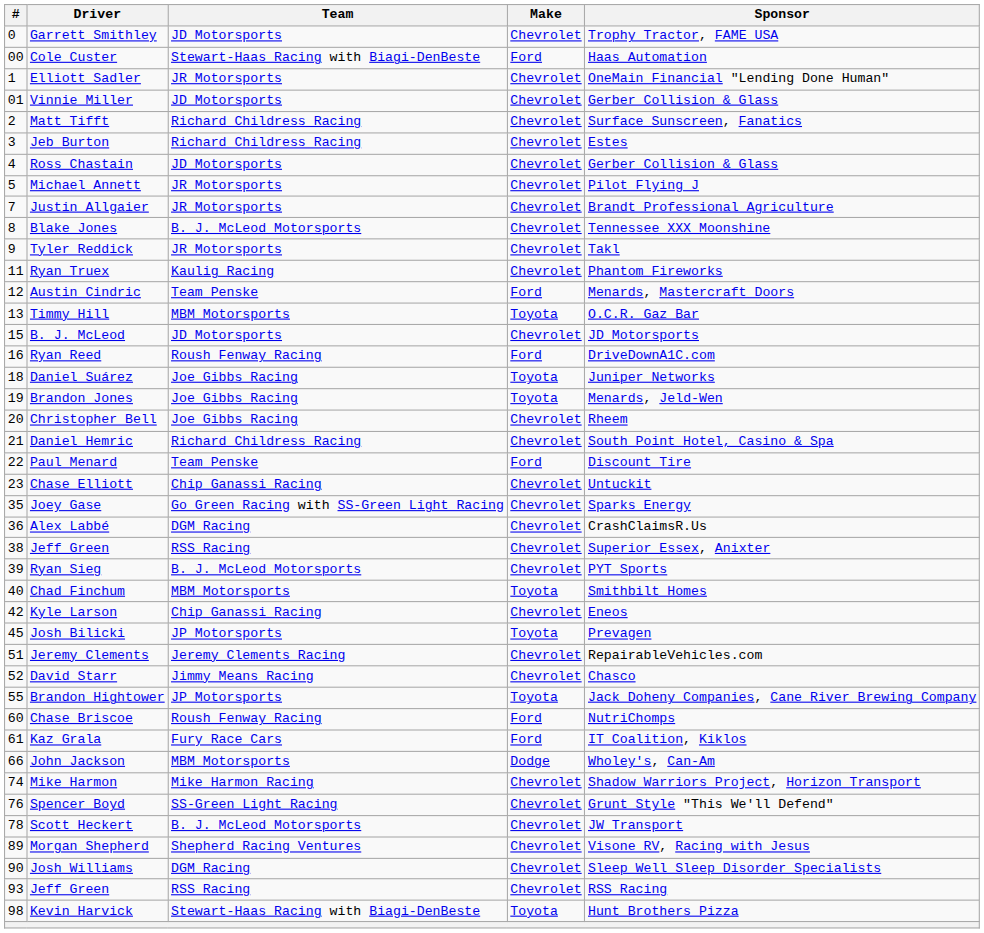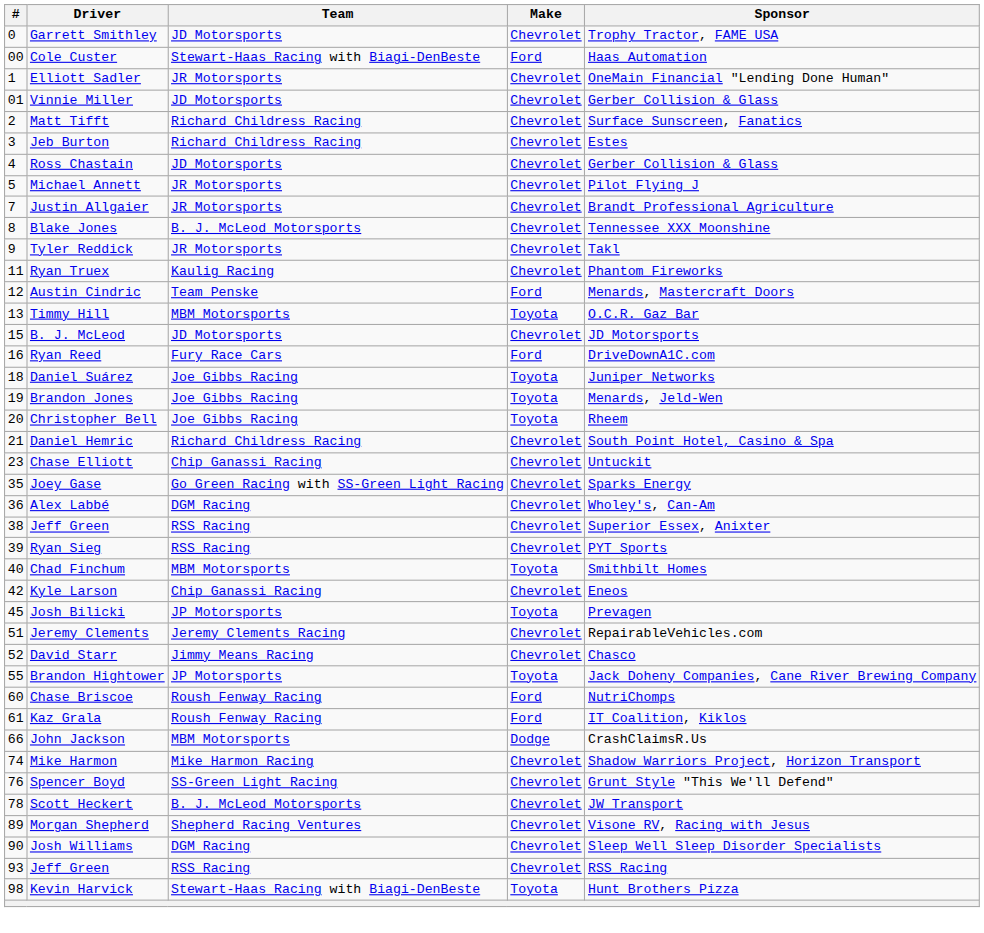(246, 357) Roush Fenway Racing -> (227, 357) Fury Race Cars
(546, 421) Chevrolet -> (534, 421) Toyota
- row: (16, 464)
(647, 528) CrashClaimsR.Us -> (651, 506) Wholey's, Can-Am
(266, 570) B. J. McLeod Motorsports -> (211, 549) RSS Racing
(227, 741) Fury Race Cars -> (246, 720) Roush Fenway Racing
(651, 762) Wholey's, Can-Am -> (647, 741) CrashClaimsR.Us
